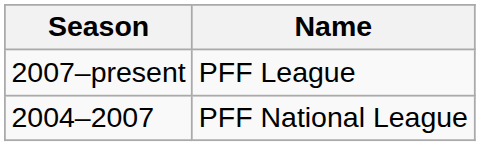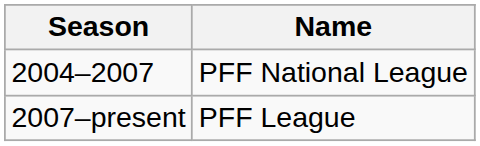rows swapped: (83, 117) <-> (99, 72)
